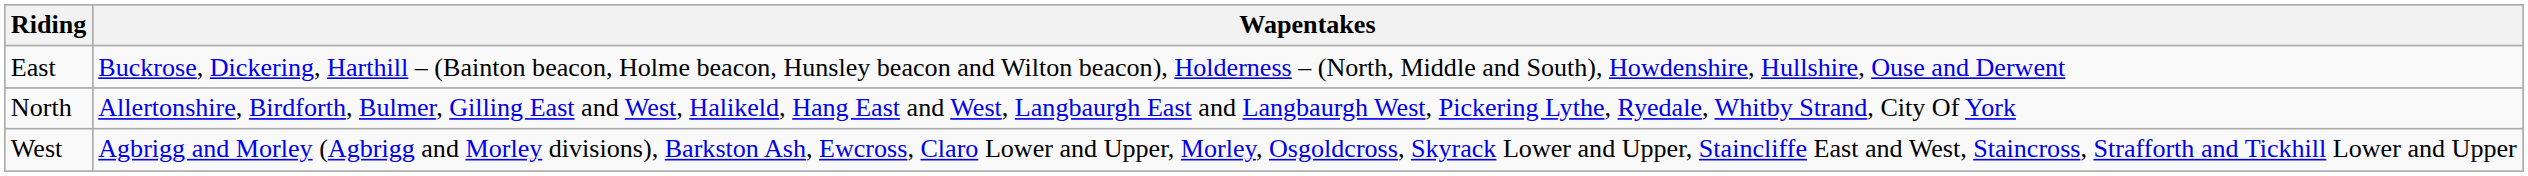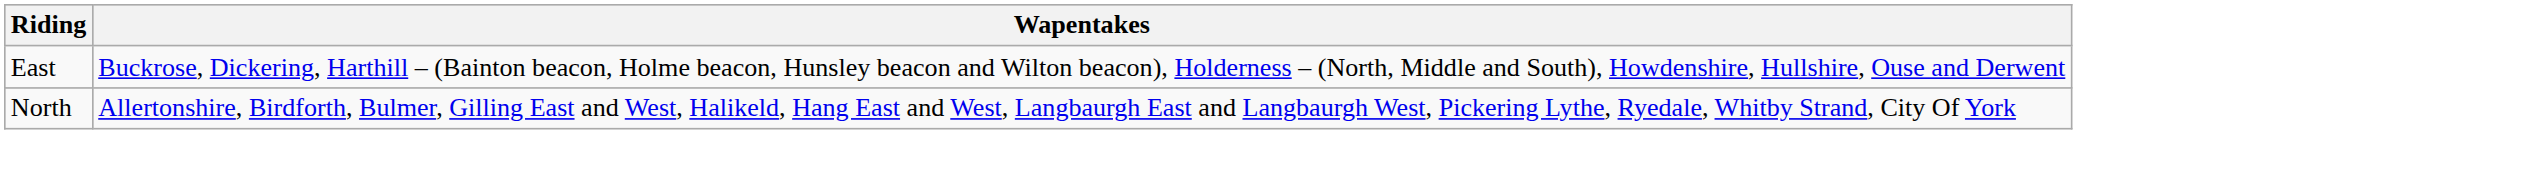- row: (37, 149)
